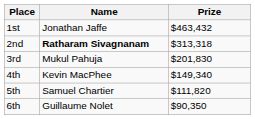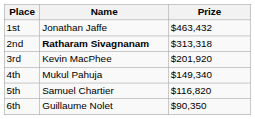(72, 59) Mukul Pahuja -> (77, 59) Kevin MacPhee
(191, 59) $201,830 -> (191, 59) $201,920
(77, 75) Kevin MacPhee -> (72, 75) Mukul Pahuja
(191, 91) $111,820 -> (191, 91) $116,820
